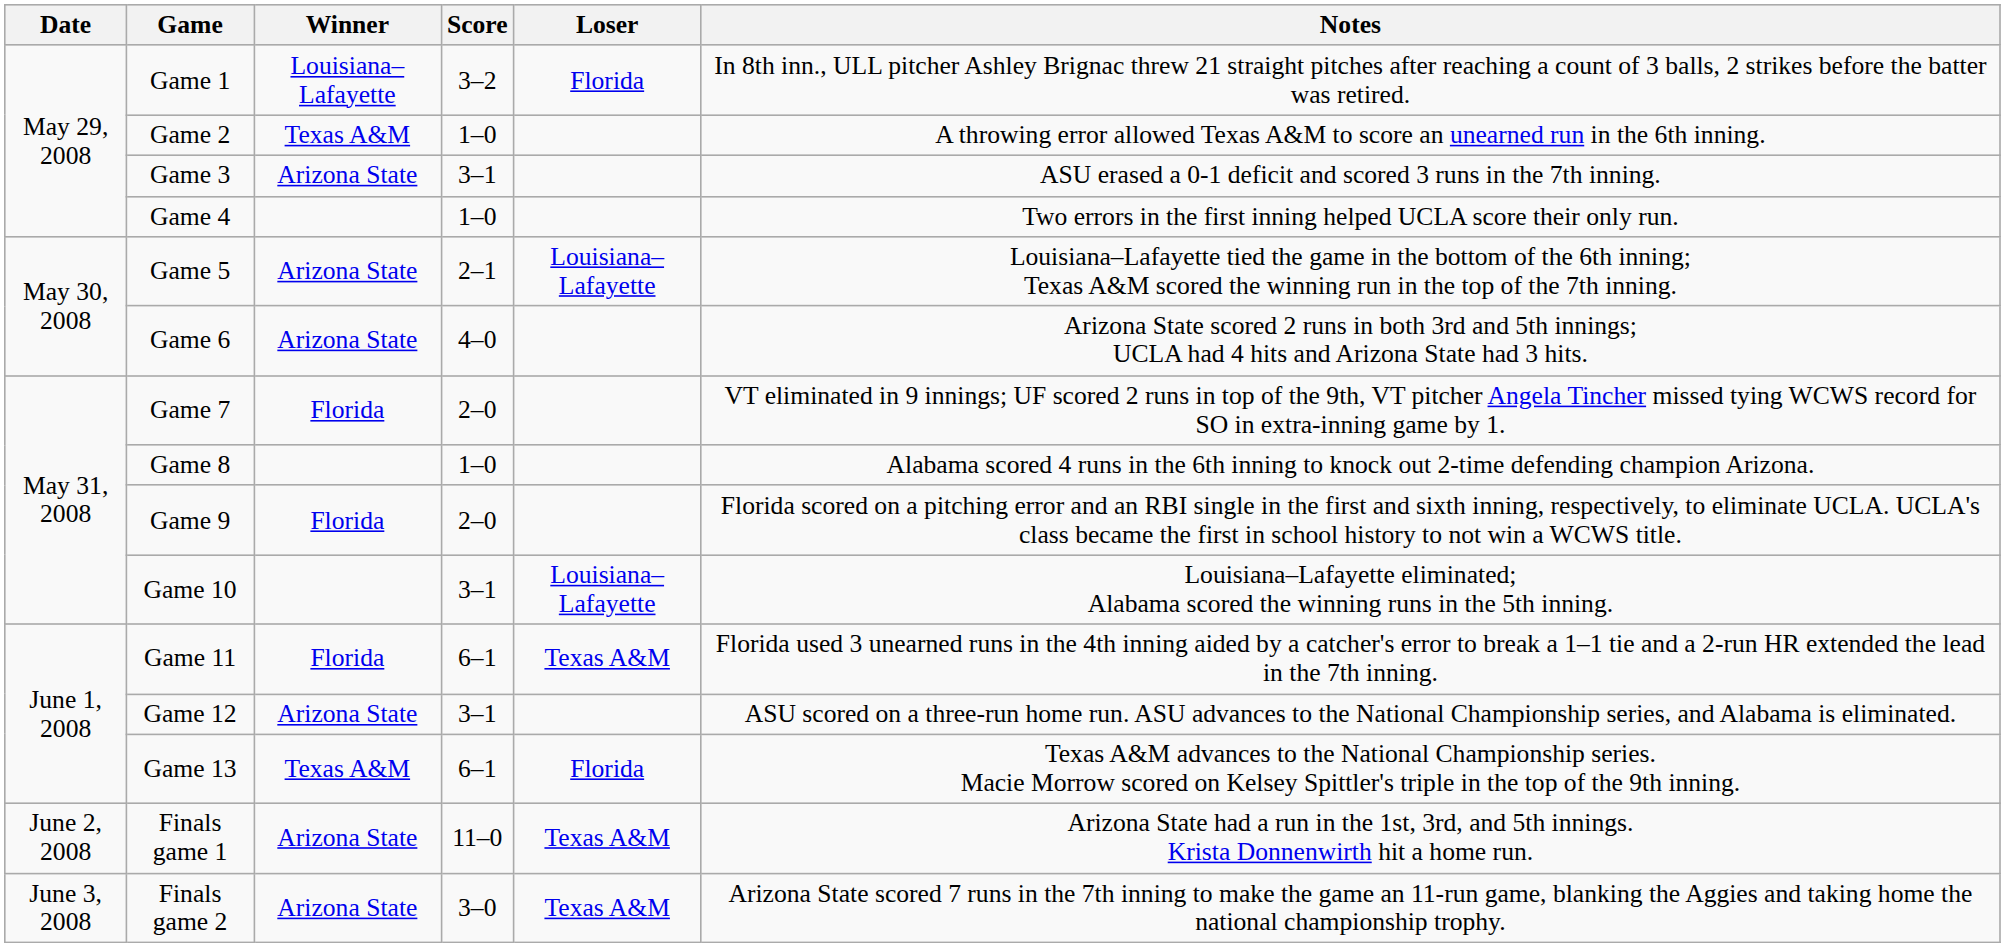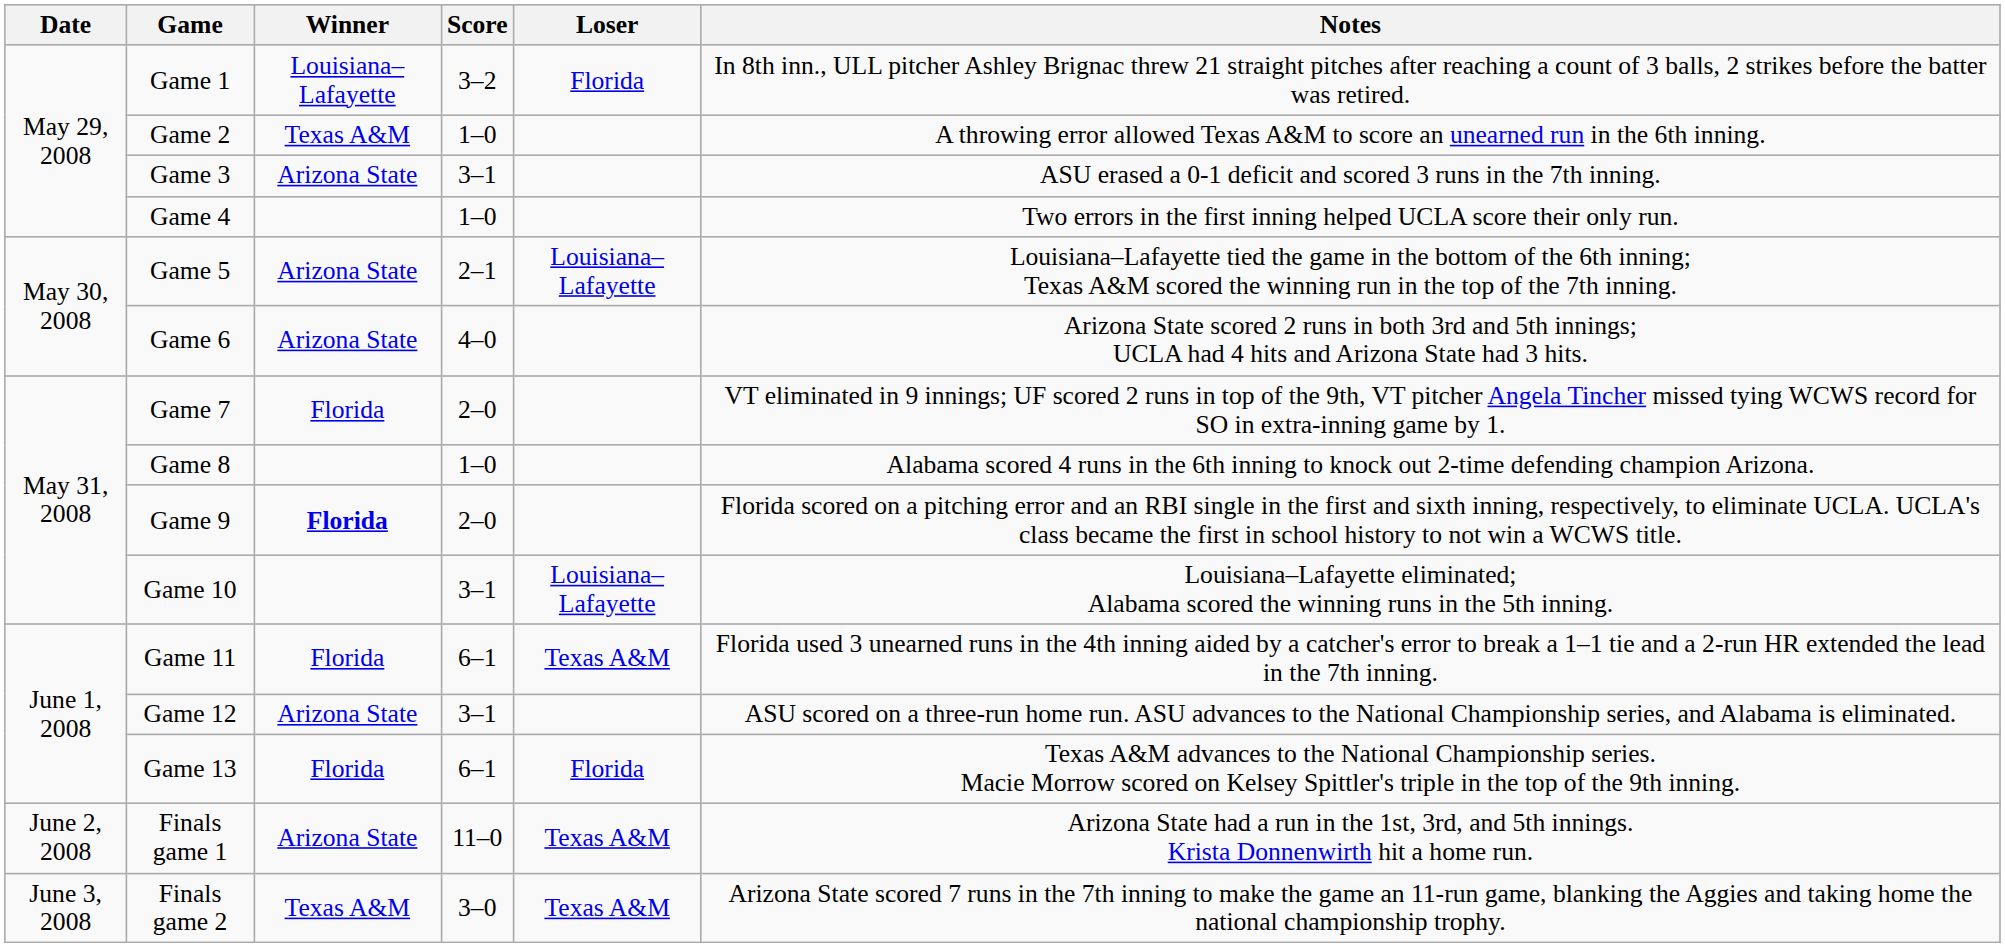(347, 519) normal -> (347, 519) bold
(347, 768) Texas A&M -> (347, 768) Florida
(347, 907) Arizona State -> (347, 907) Texas A&M
